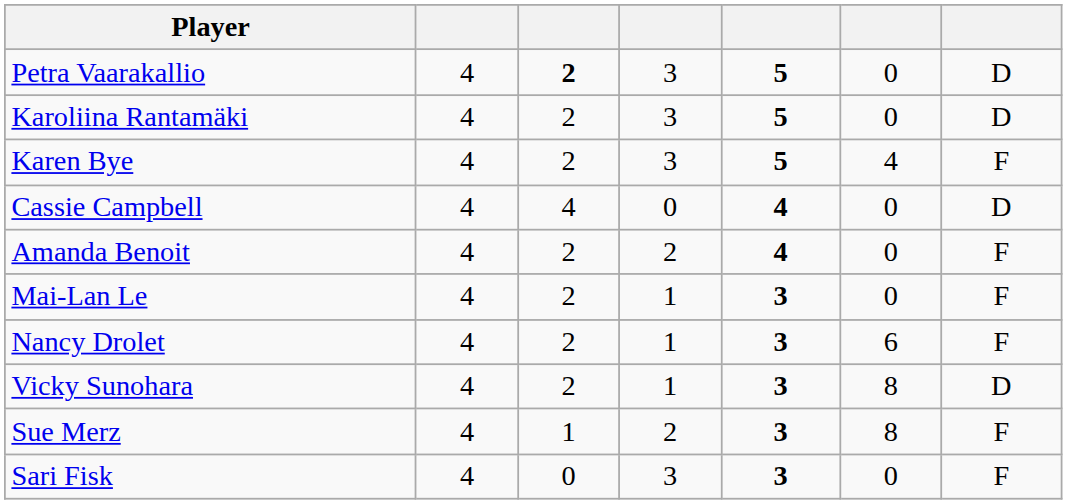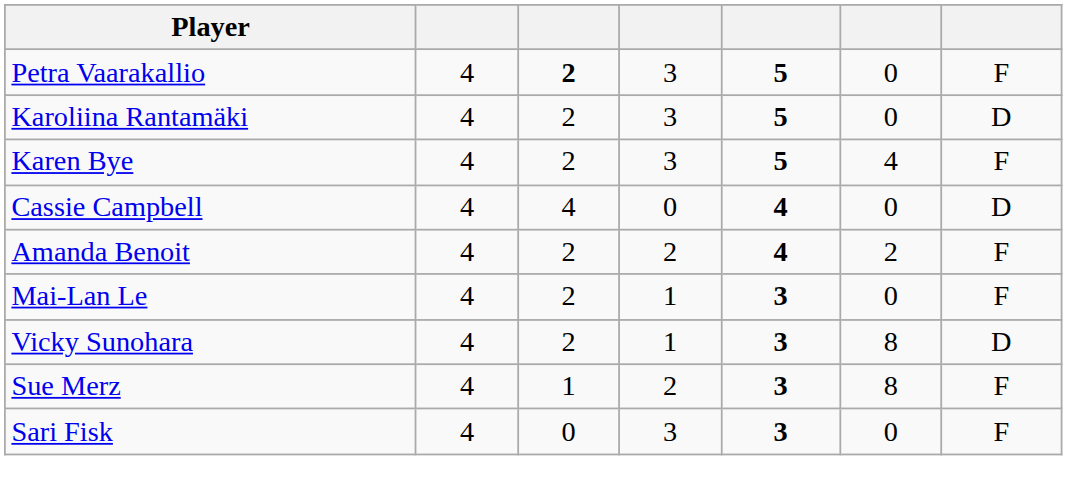(1001, 71) D -> (1001, 71) F
(891, 251) 0 -> (891, 251) 2
- row: (88, 341)
